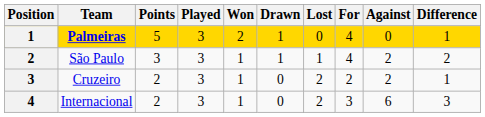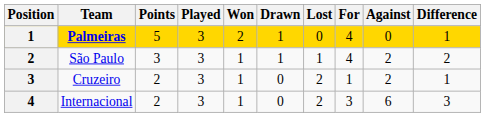(349, 79) 2 -> (349, 79) 1
